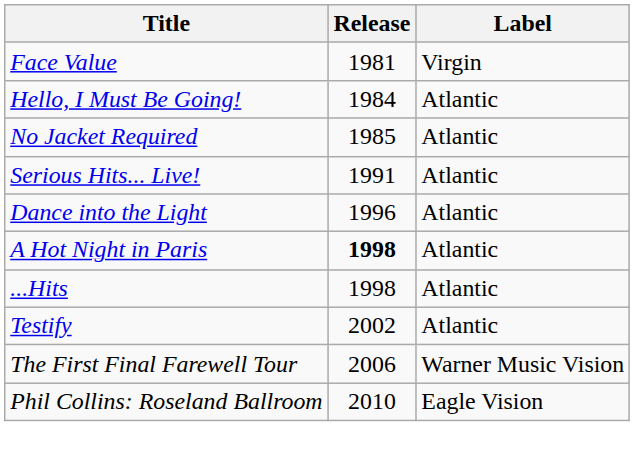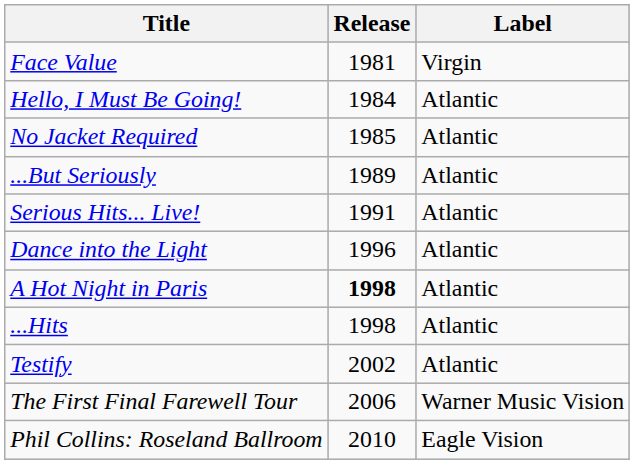+ row: (83, 174)
